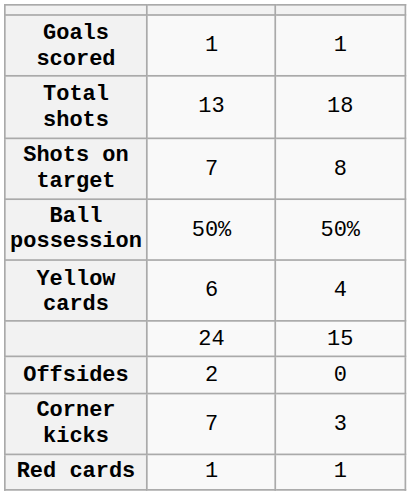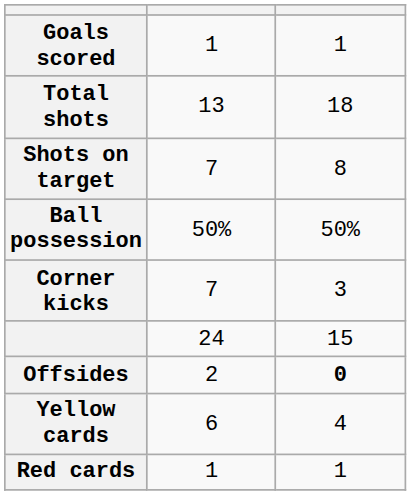rows swapped: (76, 423) <-> (76, 291)
(340, 375) normal -> (340, 375) bold
